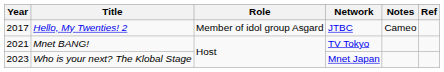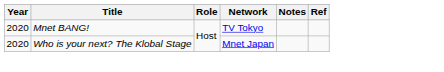- row: (80, 28)
(18, 43) 2021 -> (18, 28) 2020
(18, 59) 2023 -> (18, 43) 2020
